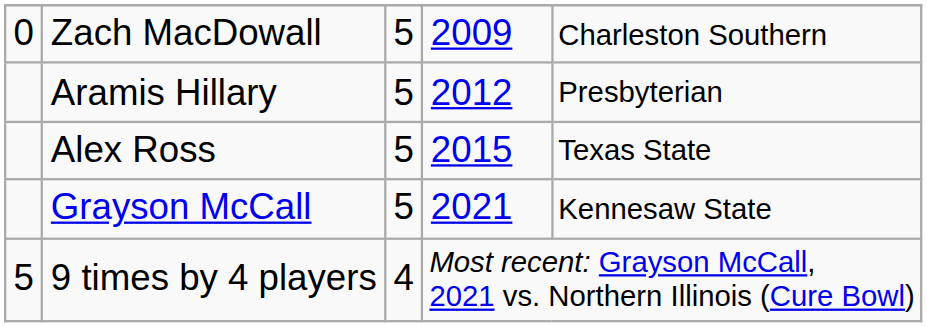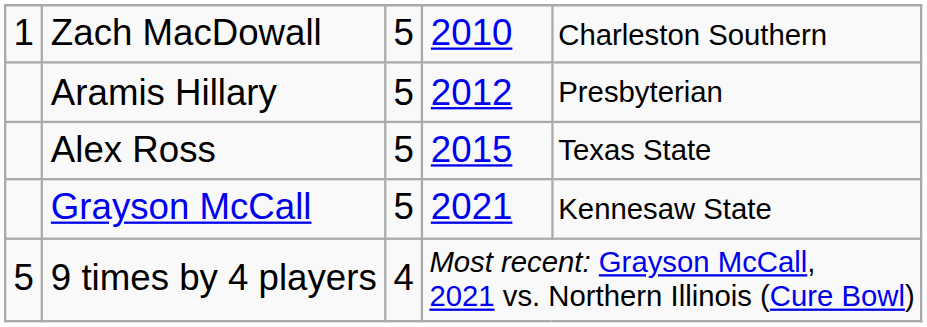(24, 33) 0 -> (24, 33) 1
(472, 33) 2009 -> (472, 33) 2010
